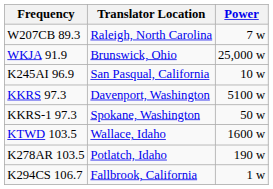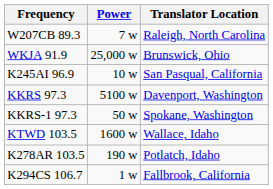columns swapped: (151, 14) <-> (242, 14)
